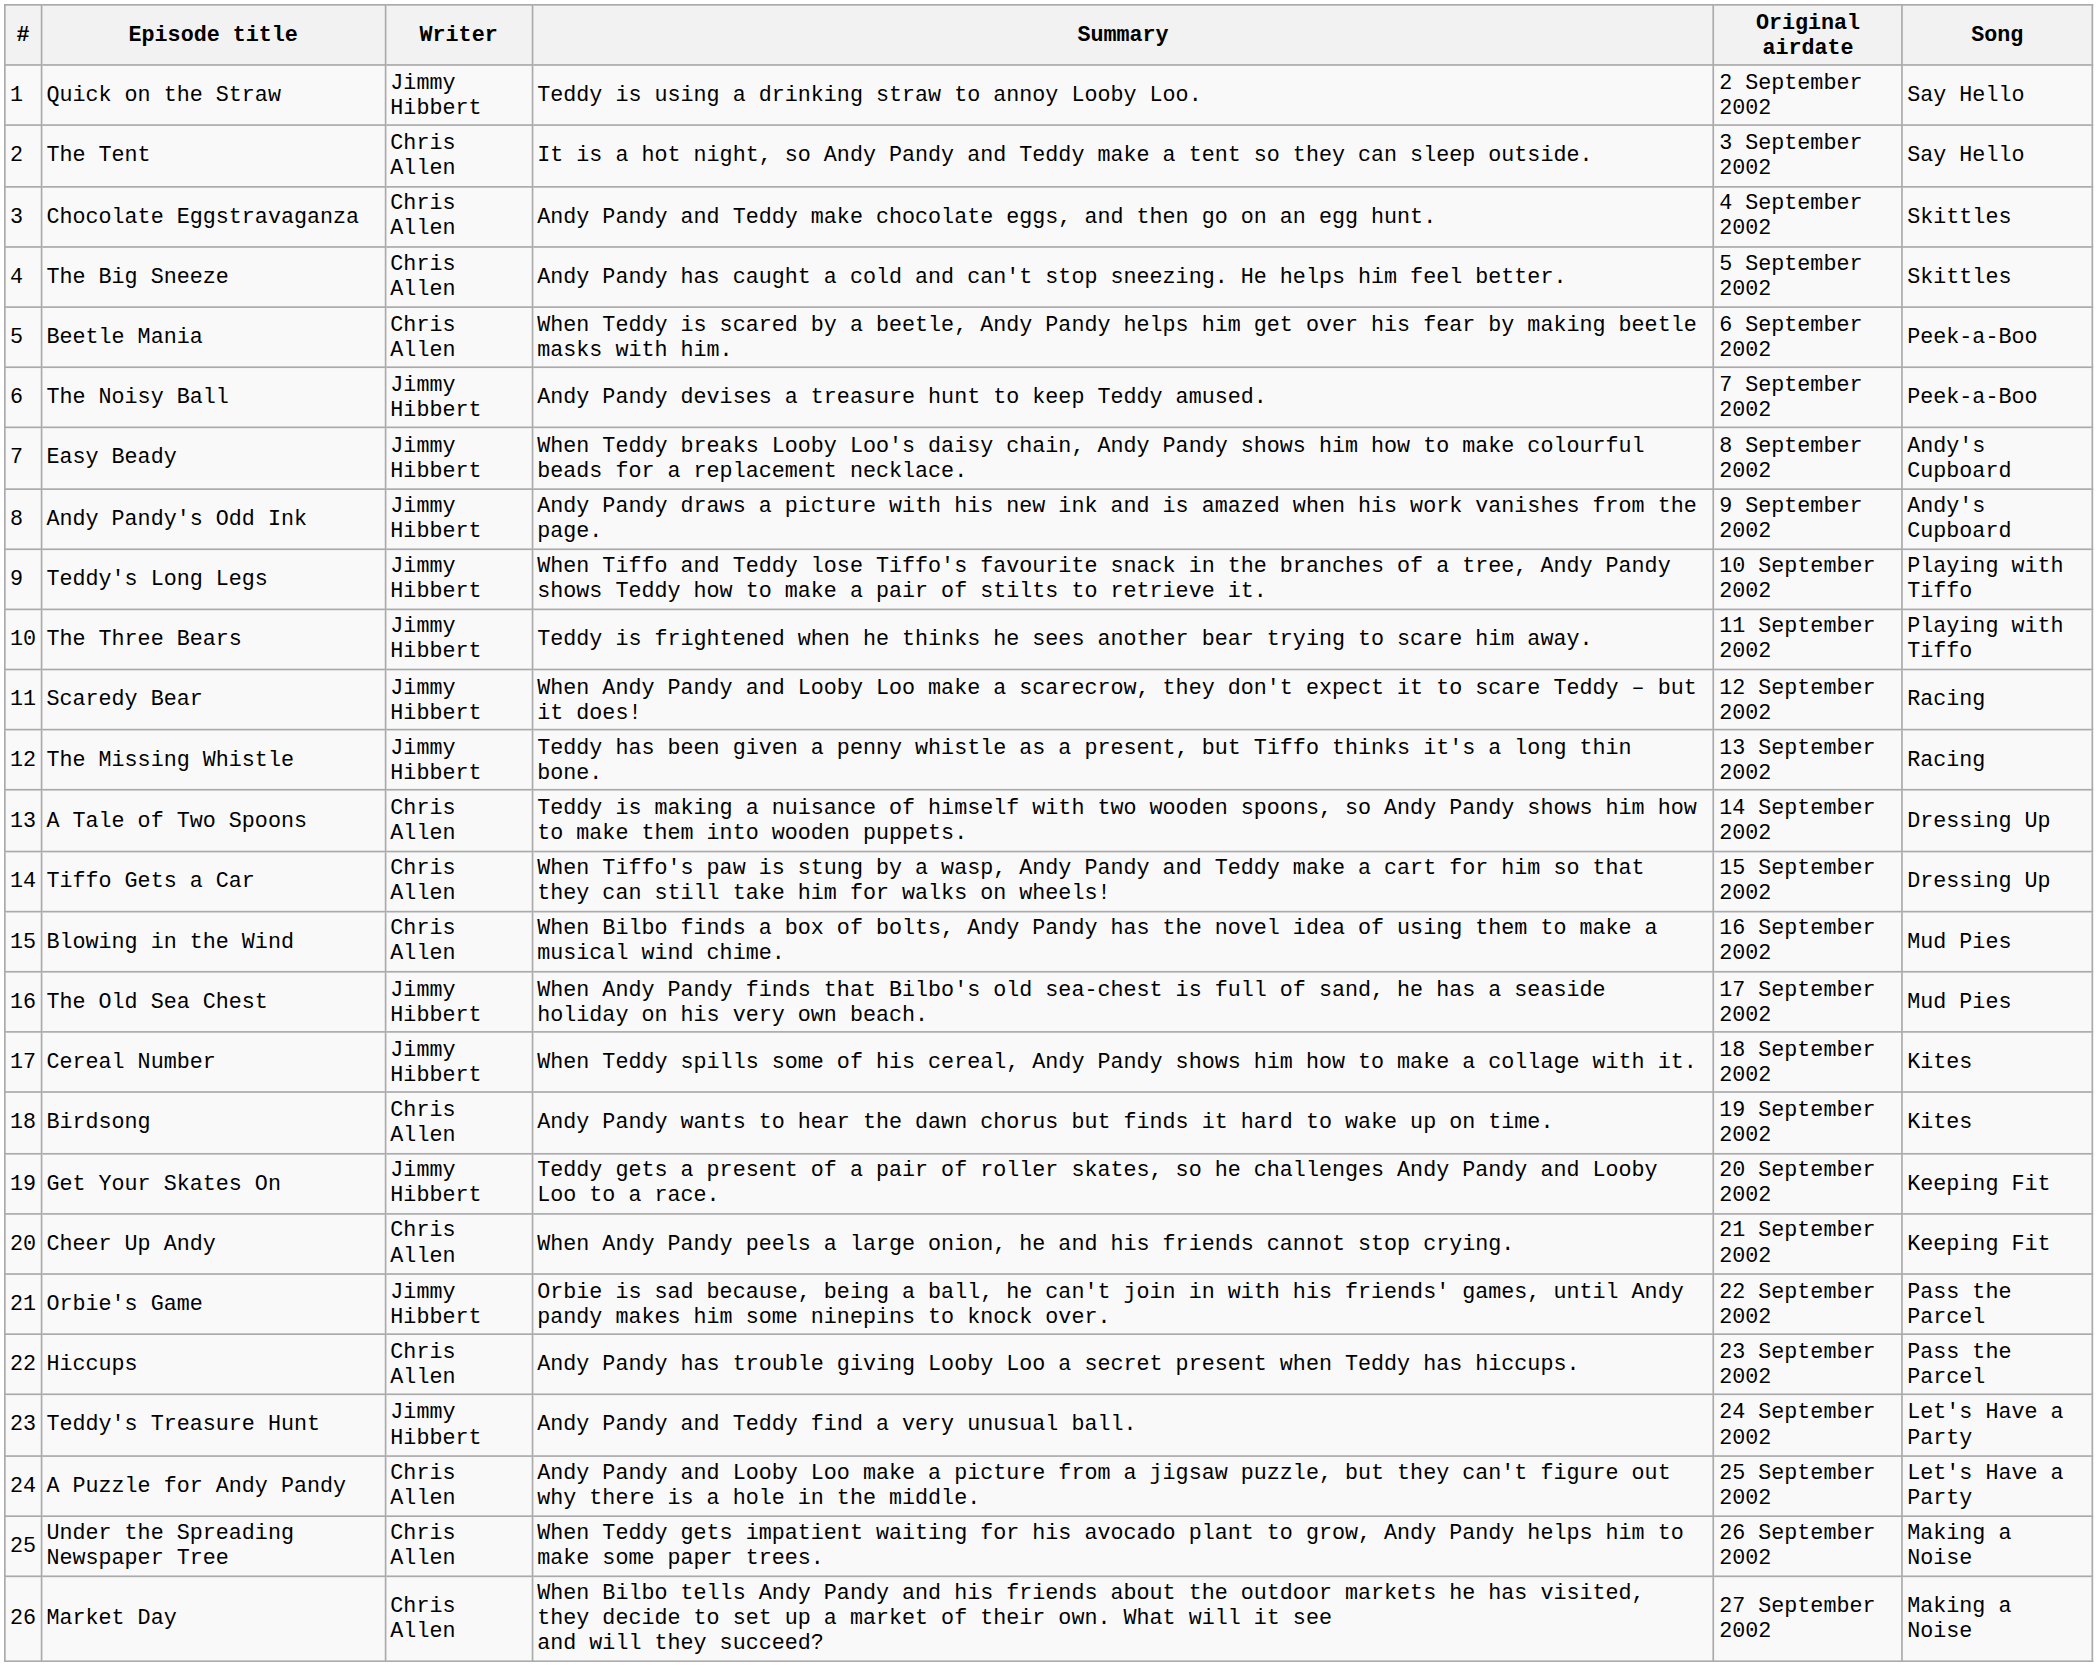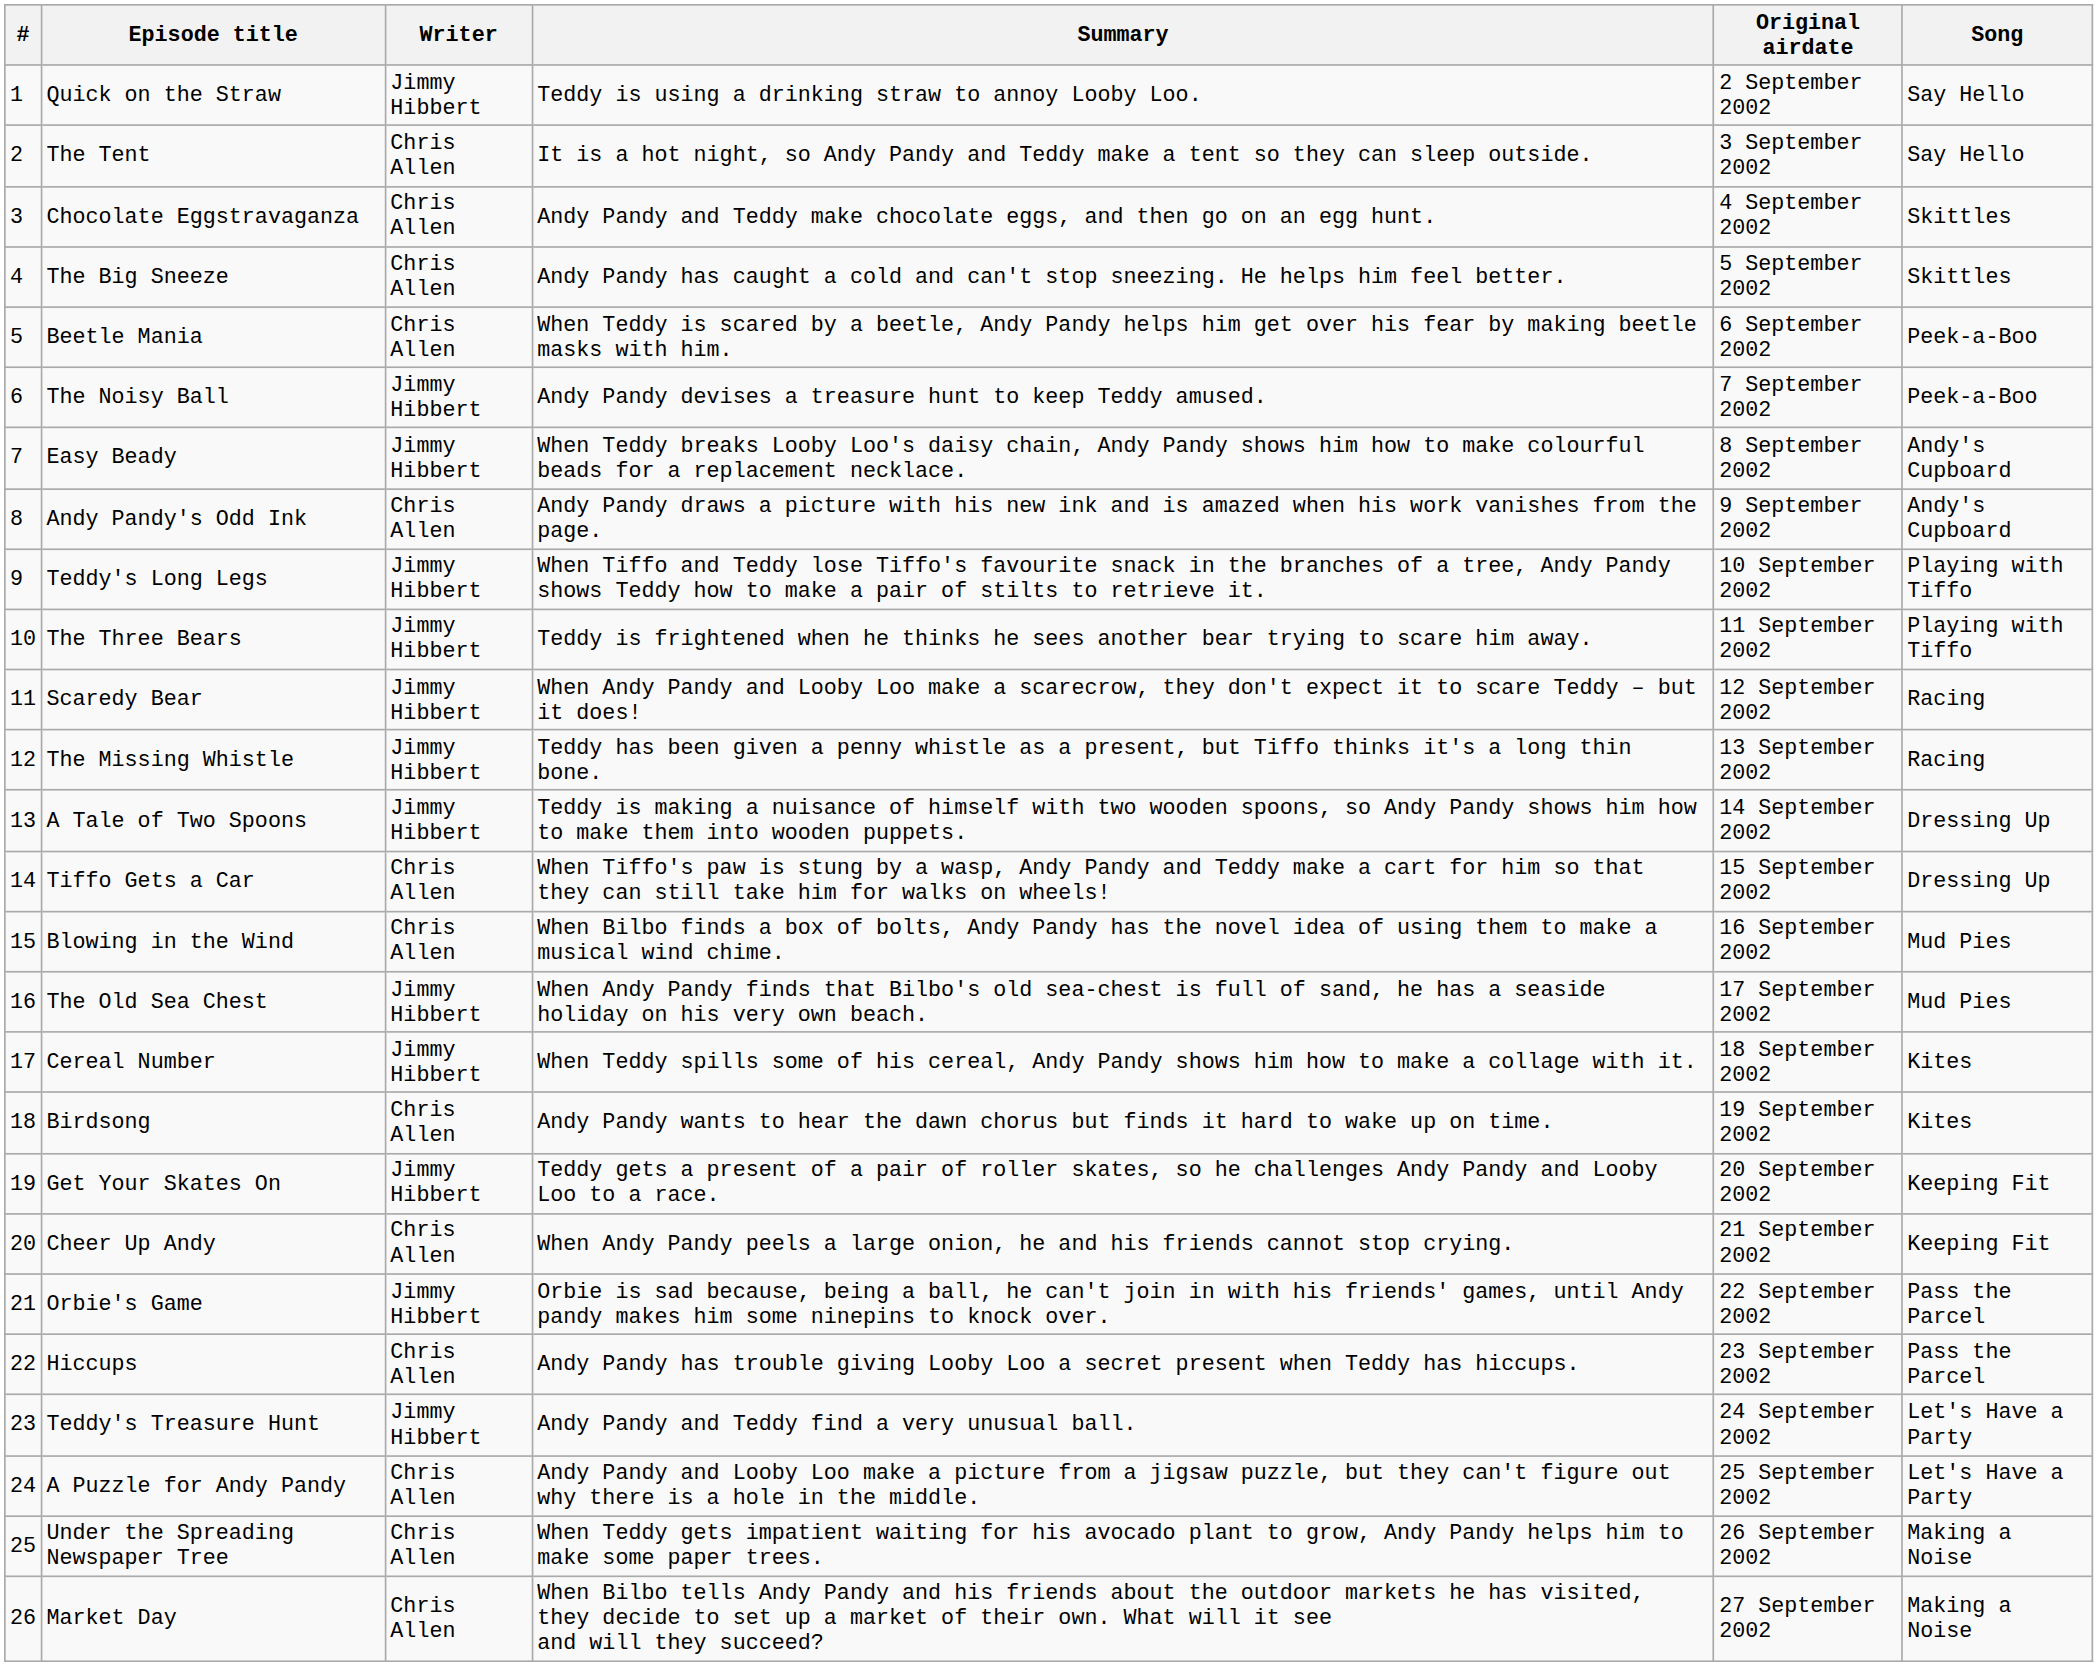(436, 519) Jimmy Hibbert -> (423, 519) Chris Allen
(423, 821) Chris Allen -> (436, 821) Jimmy Hibbert
